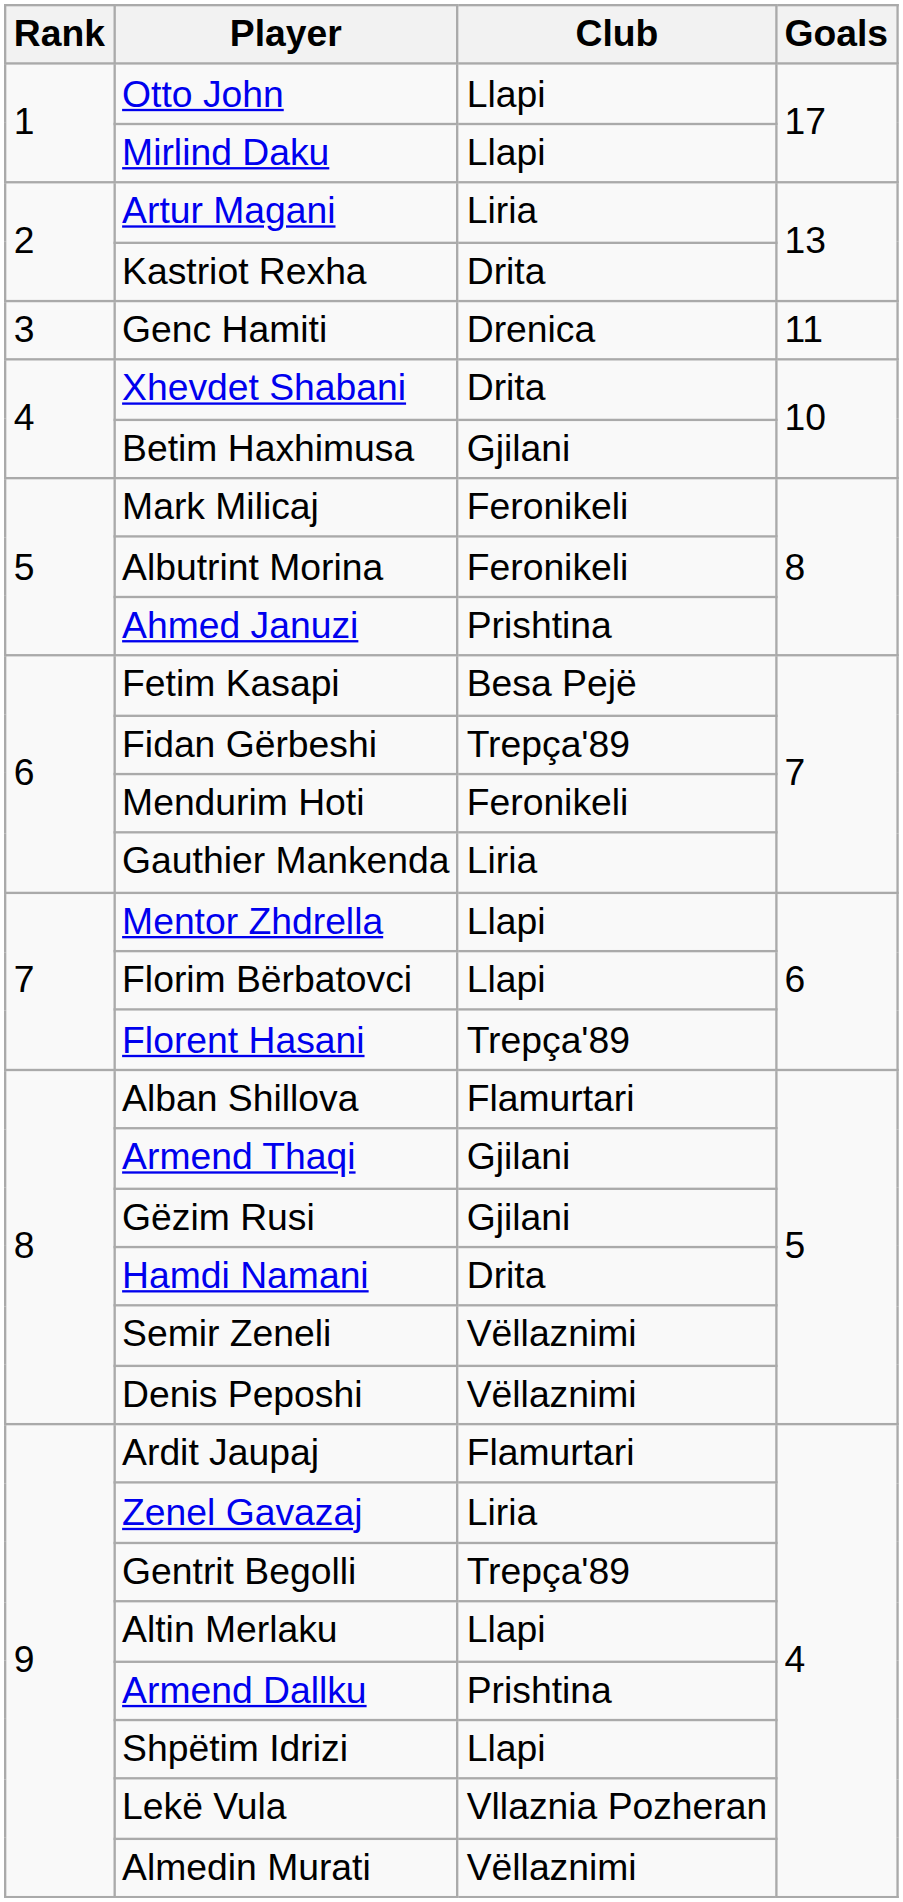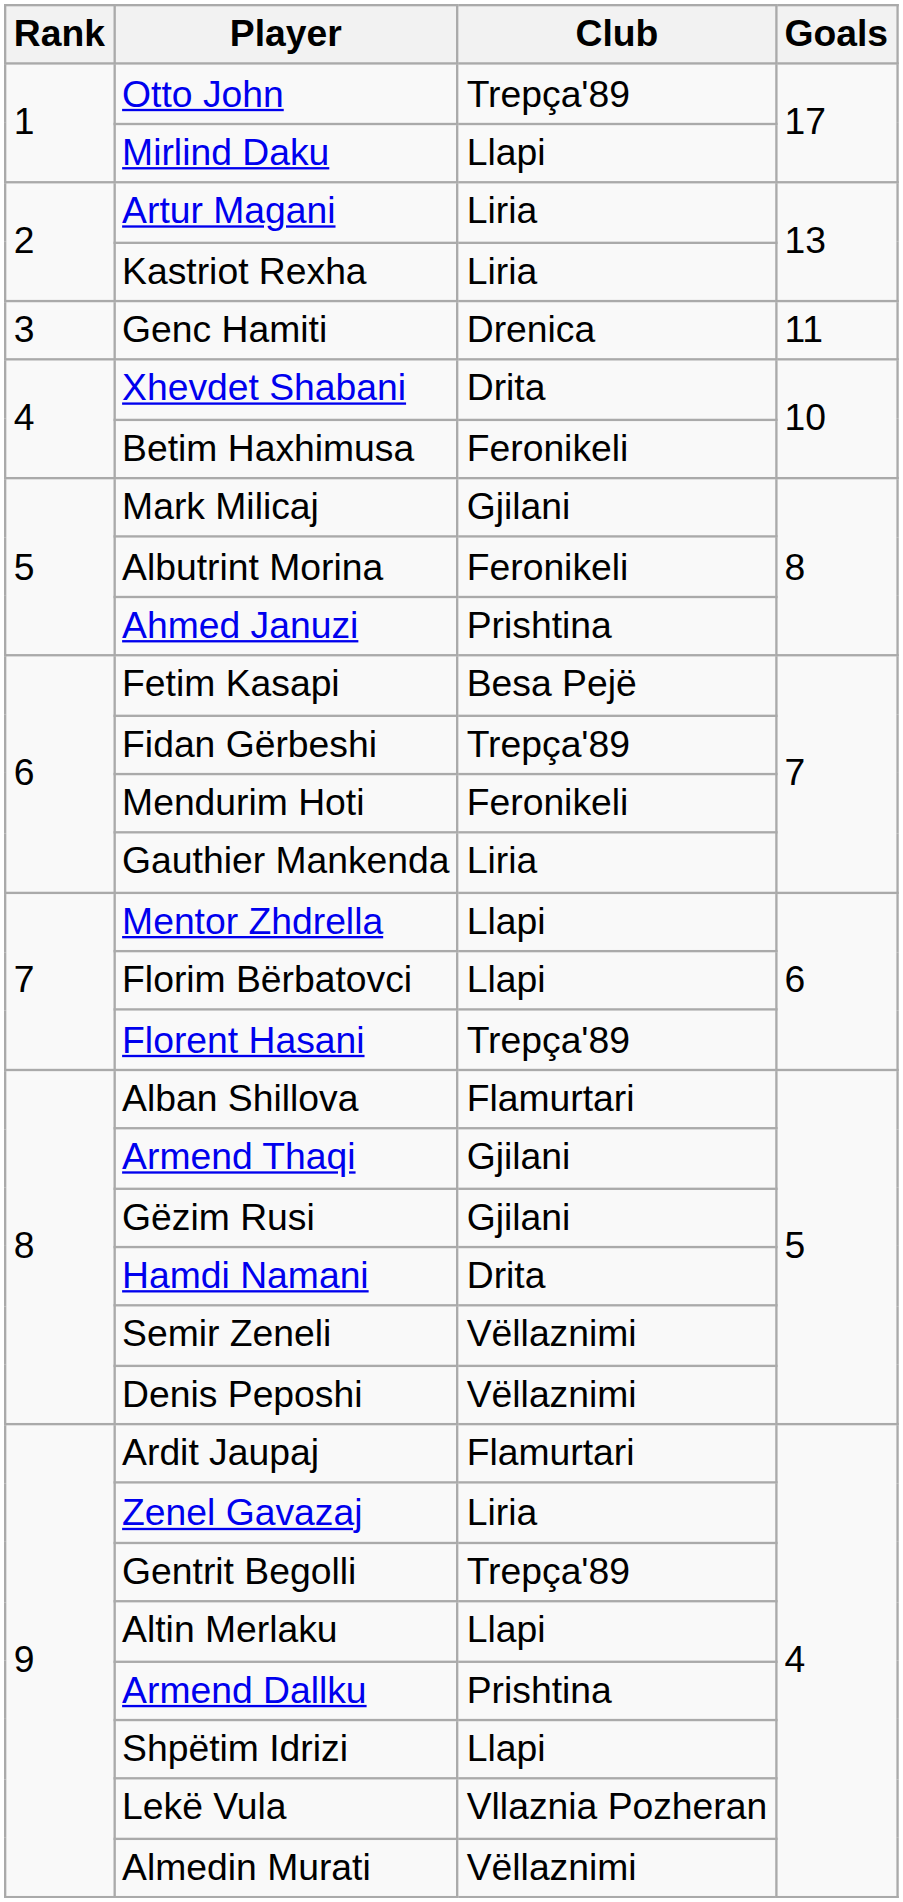(506, 93) Llapi -> (548, 93) Trepça'89
(506, 270) Drita -> (502, 270) Liria
(519, 447) Gjilani -> (548, 447) Feronikeli
(548, 507) Feronikeli -> (519, 507) Gjilani
